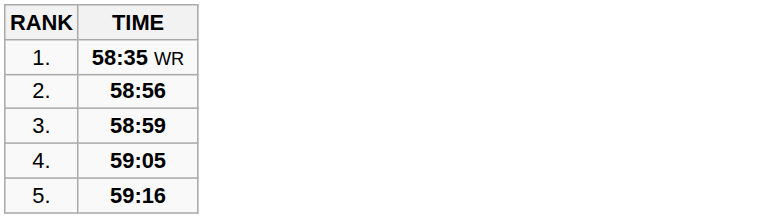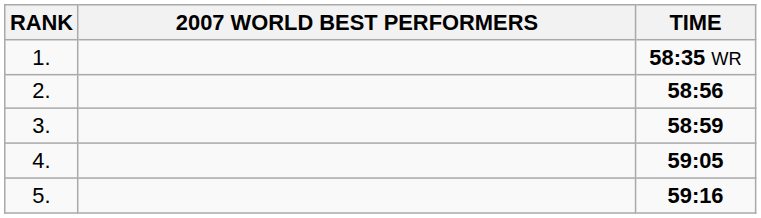+ column: (357, 22)
